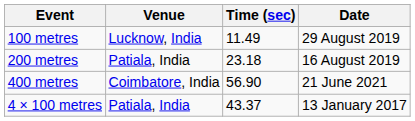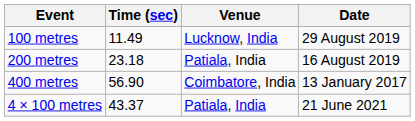columns swapped: (261, 15) <-> (164, 15)
(345, 82) 21 June 2021 -> (354, 82) 13 January 2017
(354, 104) 13 January 2017 -> (345, 104) 21 June 2021
